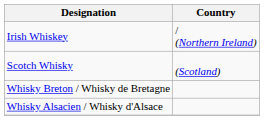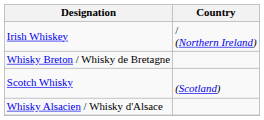rows swapped: (40, 65) <-> (88, 89)
